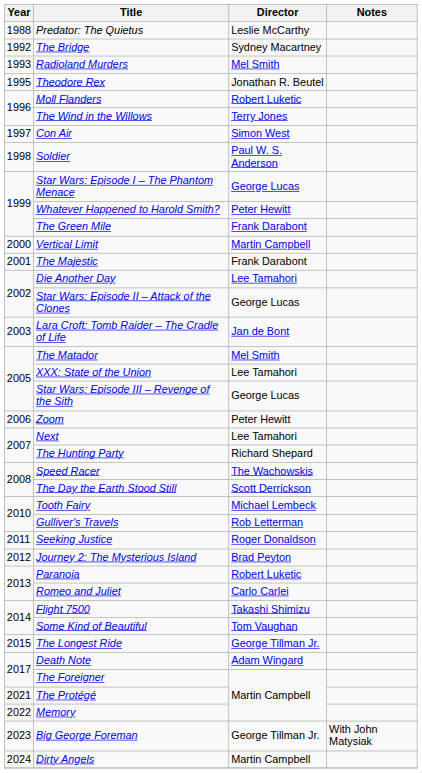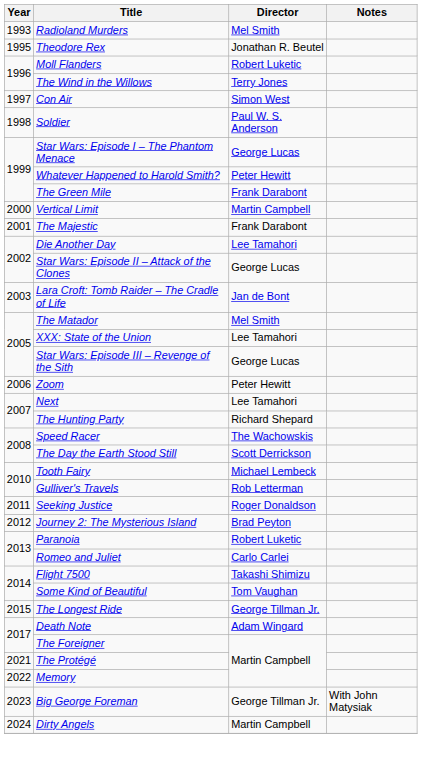- row: (90, 30)
- row: (63, 47)
